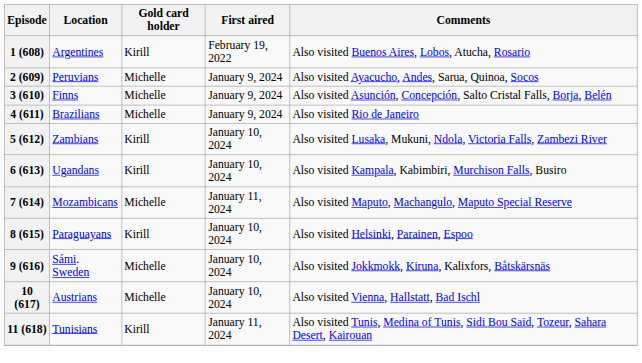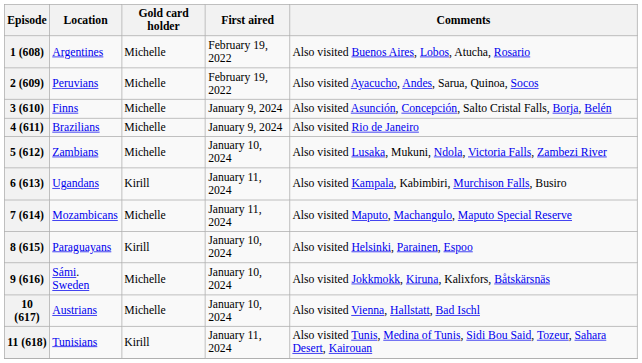(137, 51) Kirill -> (145, 51) Michelle
(245, 77) January 9, 2024 -> (238, 83) February 19, 2022
(137, 139) Kirill -> (145, 152) Michelle
(235, 170) January 10, 2024 -> (235, 184) January 11, 2024
